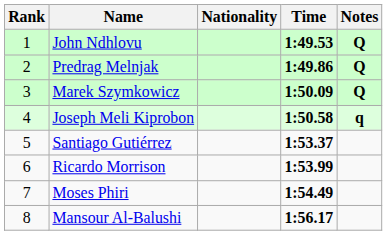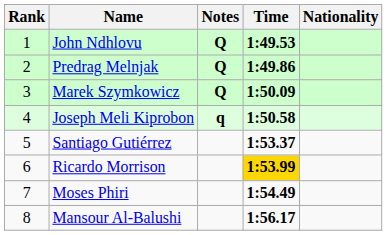columns swapped: (239, 17) <-> (359, 17)
(309, 167) no background -> (271, 167) gold background
